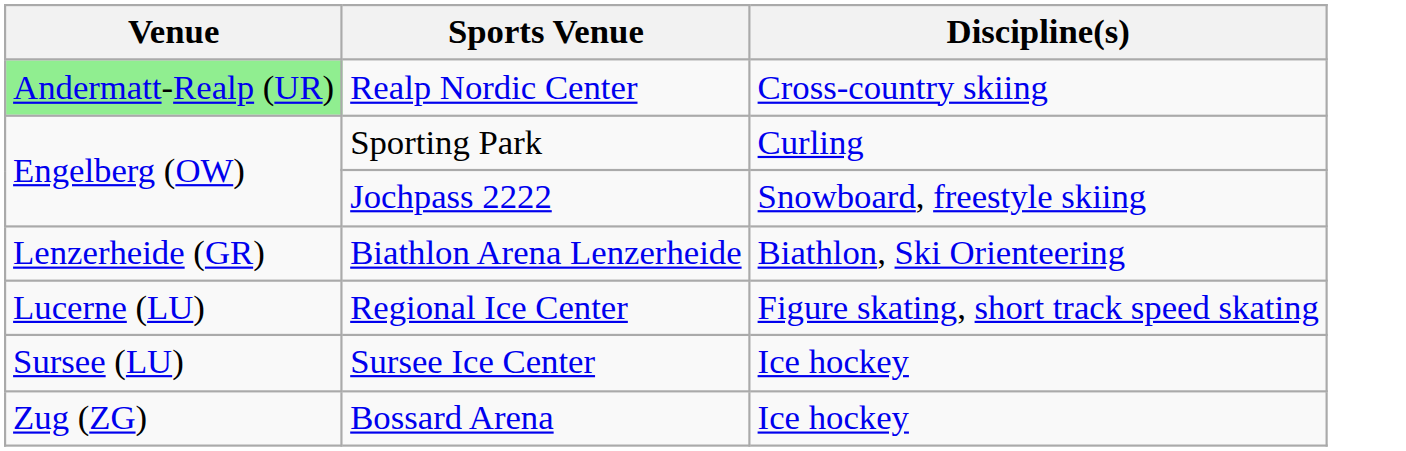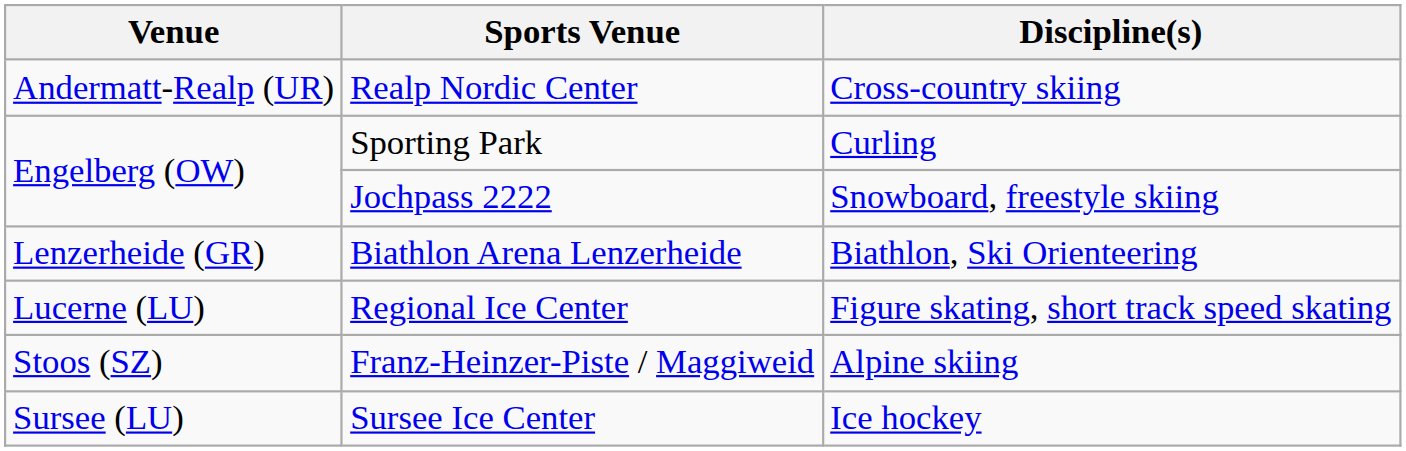(174, 87) lightgreen background -> (174, 87) no background
+ row: (582, 362)
- row: (452, 417)
